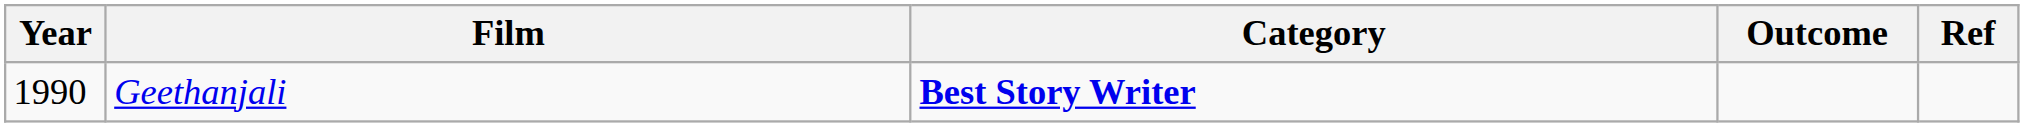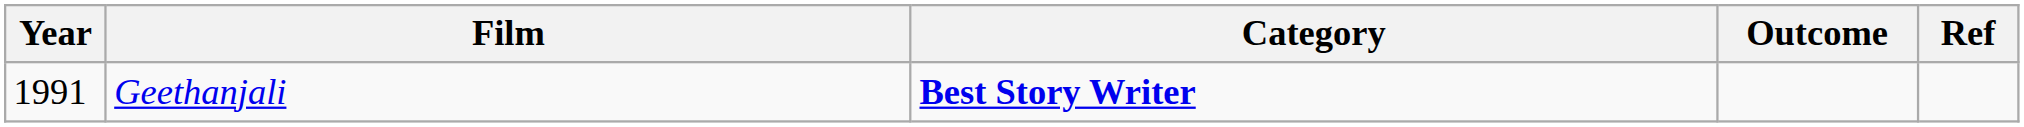(50, 91) 1990 -> (50, 91) 1991
